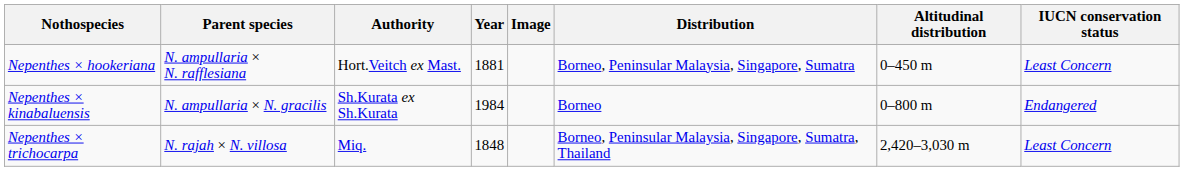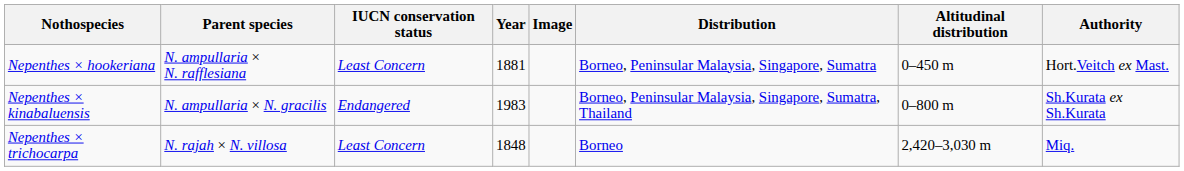columns swapped: (403, 24) <-> (1100, 24)
(489, 105) 1984 -> (511, 105) 1983
(579, 105) Borneo -> (730, 105) Borneo, Peninsular Malaysia, Singapore, Sumatra, Thailand
(708, 145) Borneo, Peninsular Malaysia, Singapore, Sumatra, Thailand -> (601, 145) Borneo
